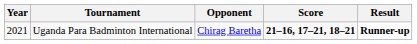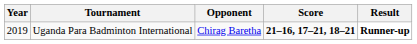(17, 30) 2021 -> (17, 30) 2019
